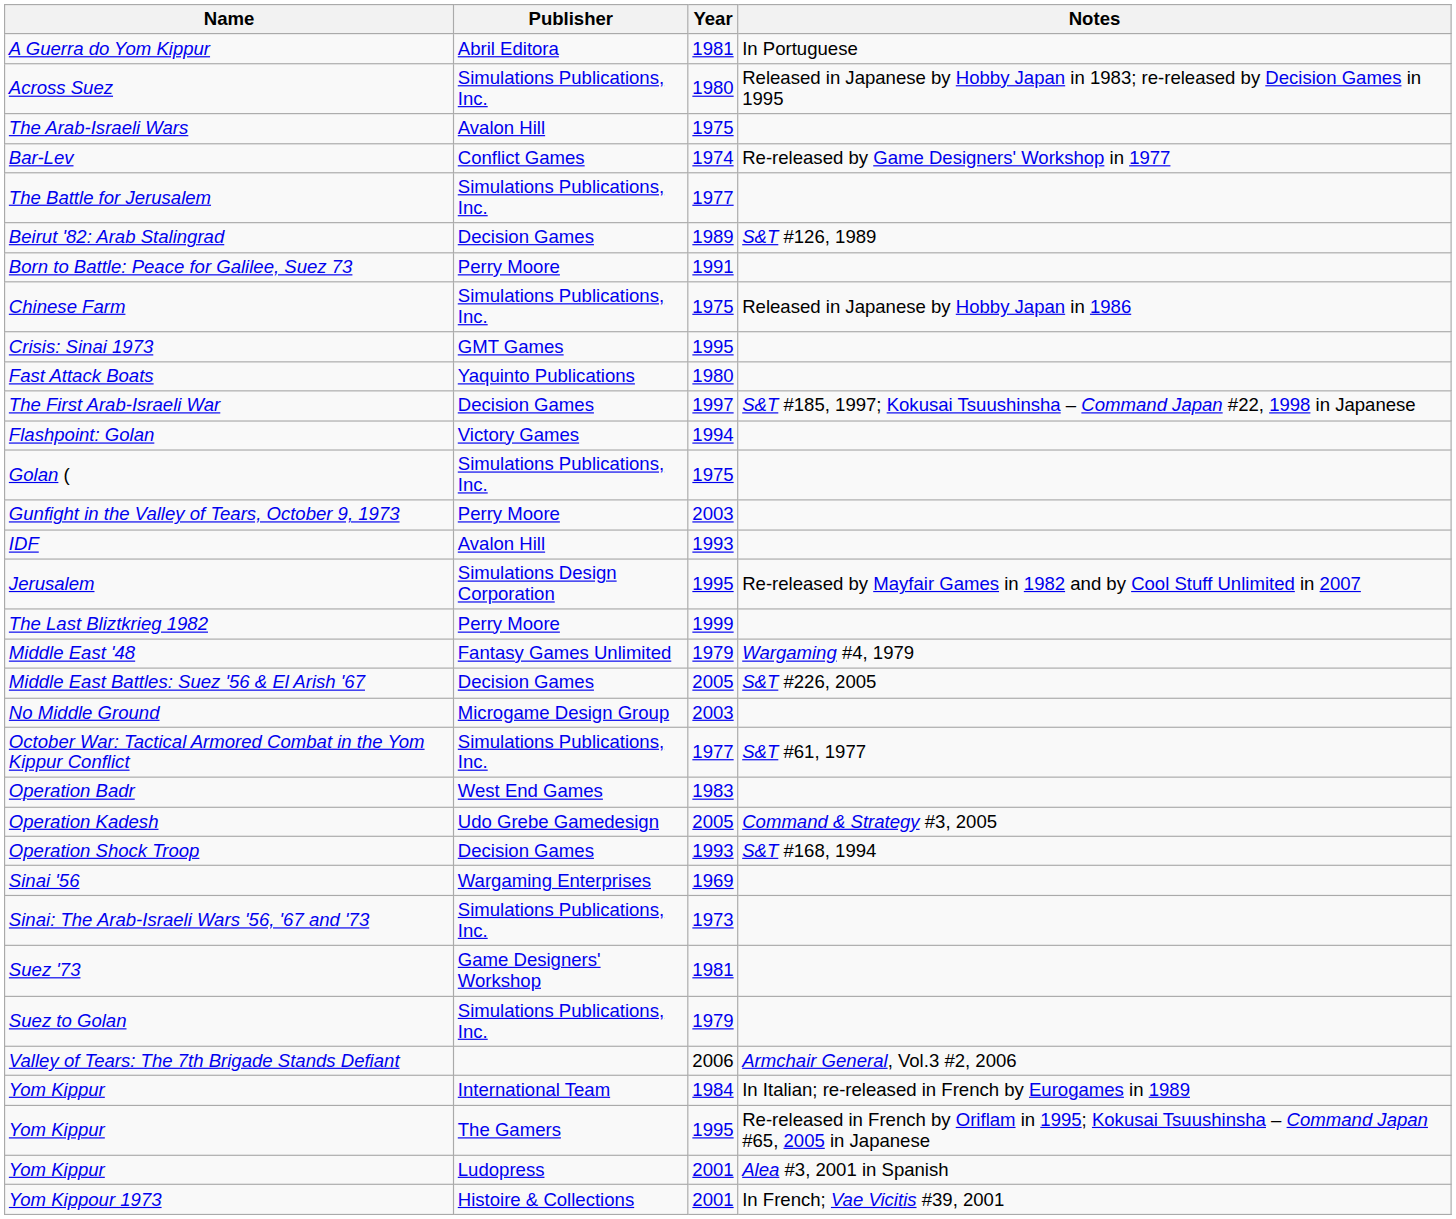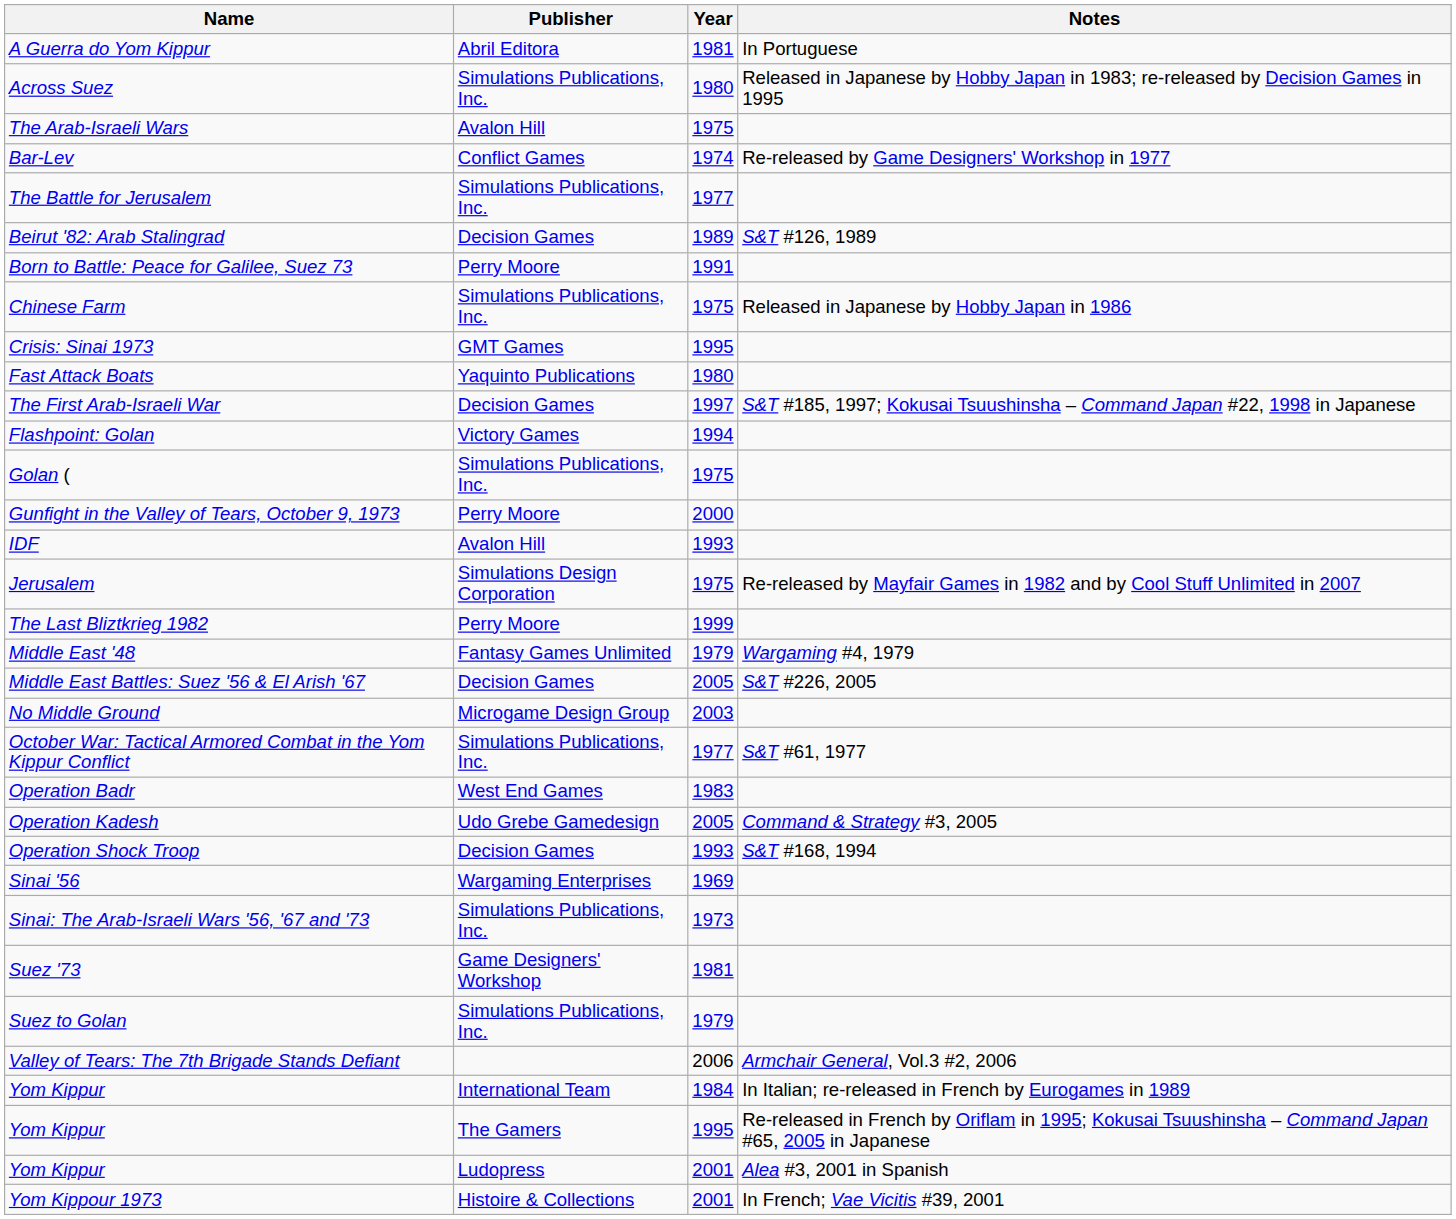(713, 514) 2003 -> (713, 514) 2000
(713, 584) 1995 -> (713, 584) 1975
